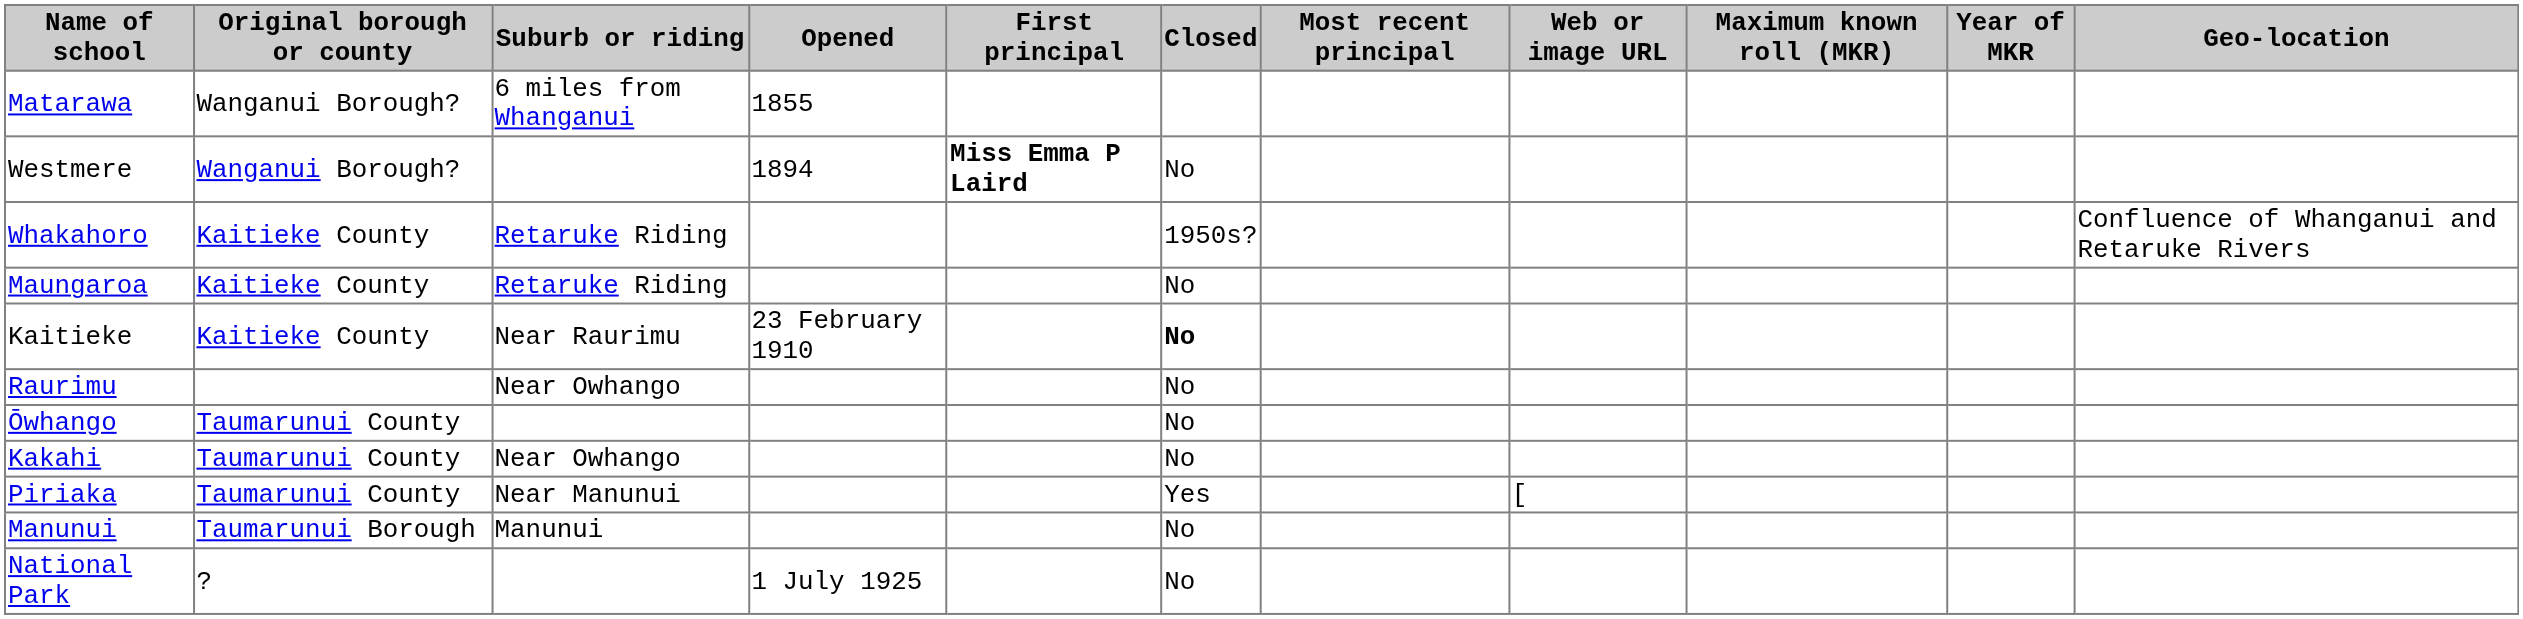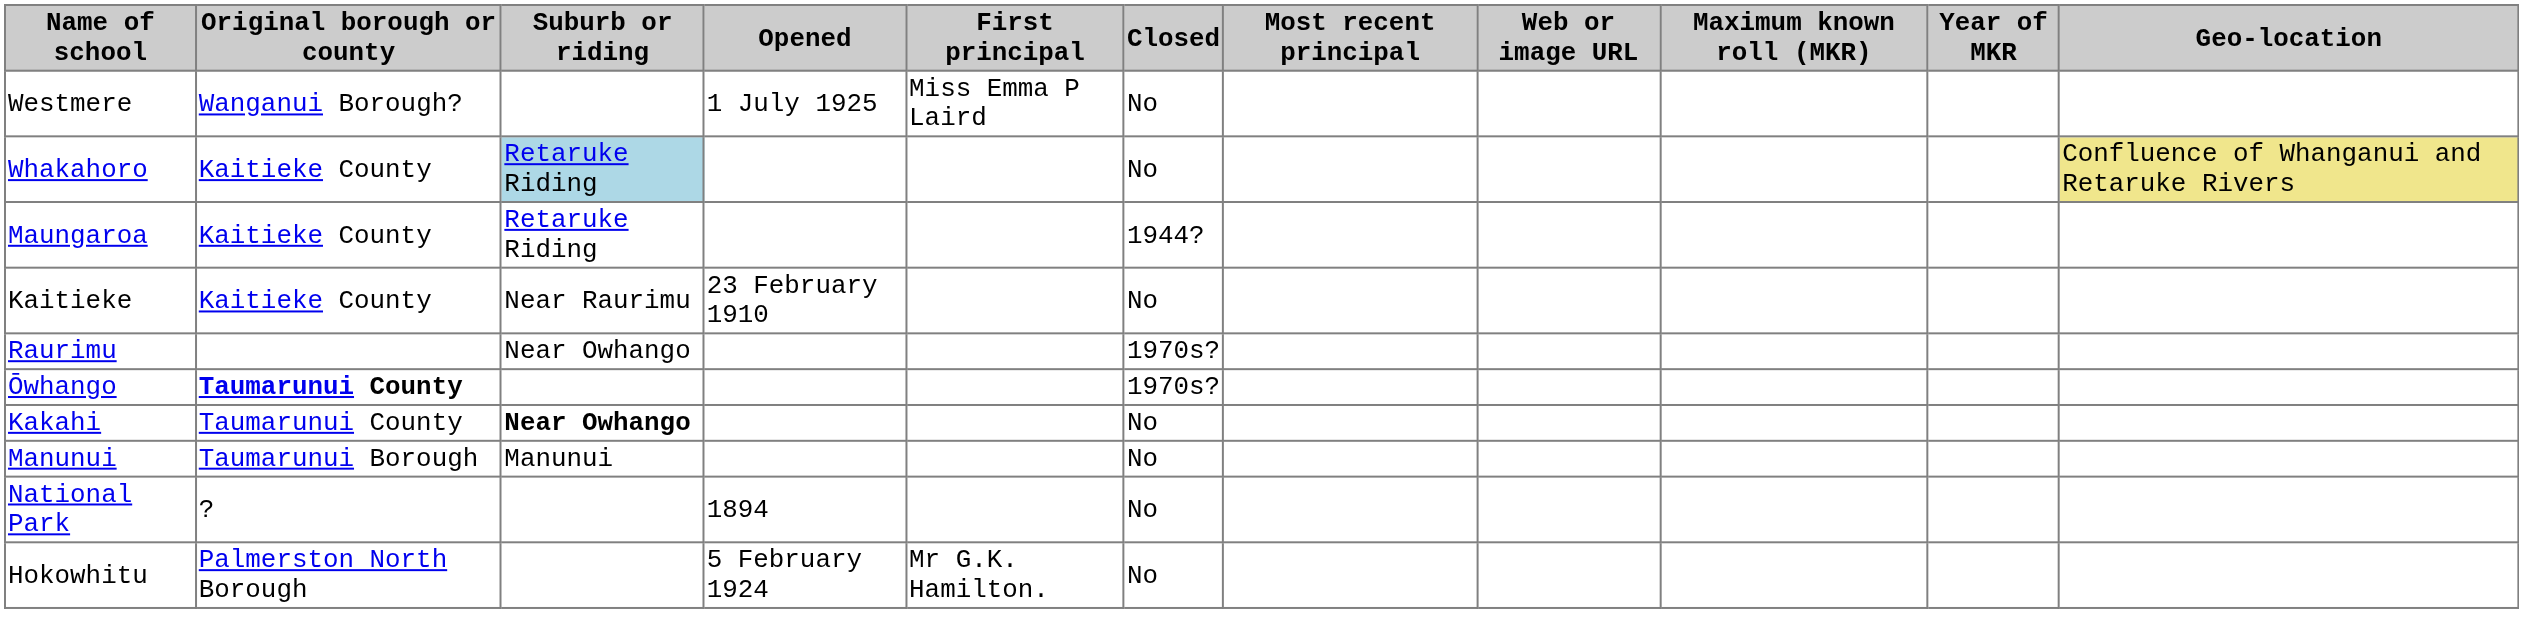- row: (70, 104)
(783, 169) 1894 -> (792, 104) 1 July 1925
(1036, 169) bold -> (994, 104) normal
(611, 235) no background -> (566, 169) lightblue background
(1211, 235) 1950s? -> (1142, 169) No
(2287, 235) no background -> (2272, 169) khaki background
(1180, 286) No -> (1166, 235) 1944?
(1180, 336) bold -> (1142, 301) normal
(1180, 387) No -> (1174, 351) 1970s?
(328, 423) normal -> (331, 387) bold
(1180, 423) No -> (1174, 387) 1970s?
(588, 459) normal -> (598, 423) bold
- row: (62, 495)
(837, 581) 1 July 1925 -> (738, 509) 1894
+ row: (78, 575)
